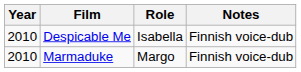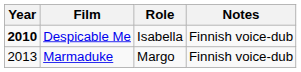(22, 36) normal -> (22, 36) bold
(22, 57) 2010 -> (22, 57) 2013
